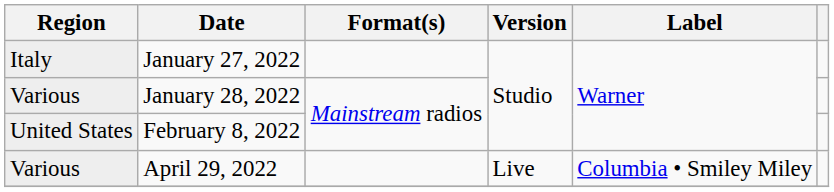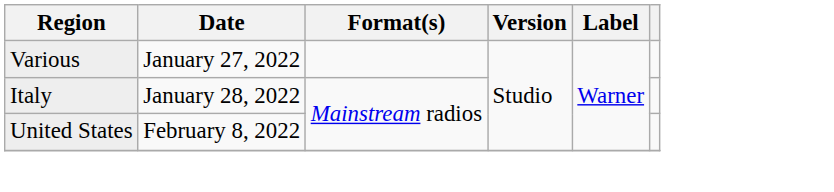(31, 58) Italy -> (45, 58) Various
(45, 95) Various -> (31, 95) Italy
- row: (210, 167)
